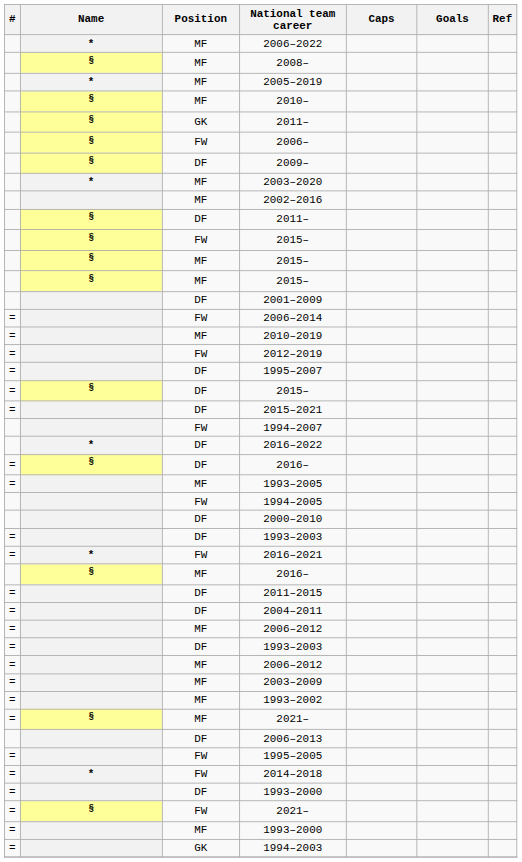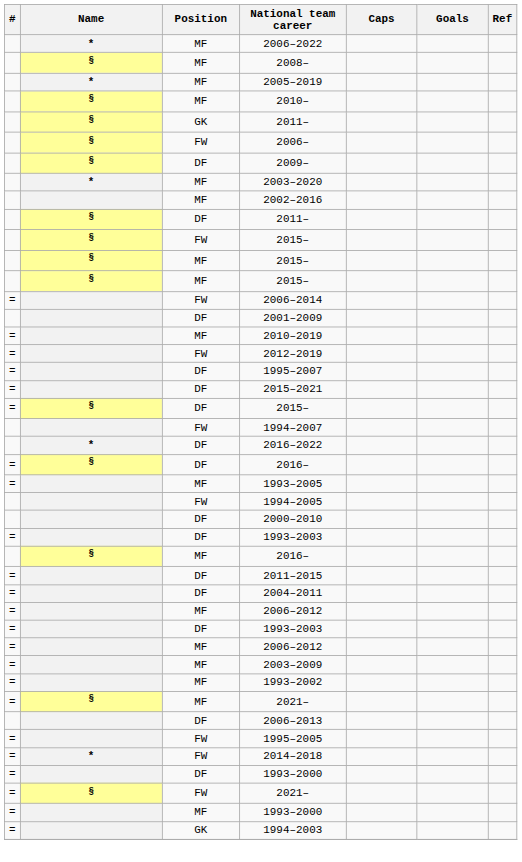rows swapped: (201, 300) <-> (201, 318)
rows swapped: (201, 410) <-> (201, 391)
- row: (201, 555)
